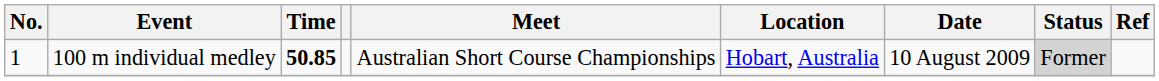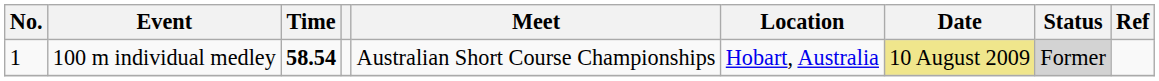(311, 57) 50.85 -> (311, 57) 58.54
(960, 57) no background -> (960, 57) khaki background
